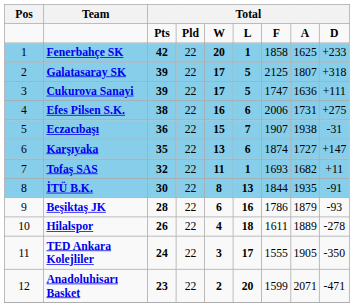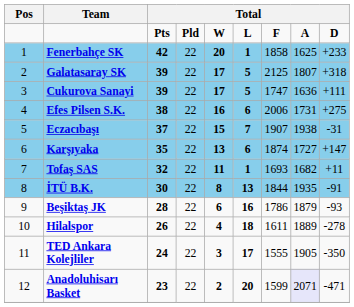(162, 130) 36 -> (162, 130) 37
(305, 286) no background -> (305, 286) lavender background
